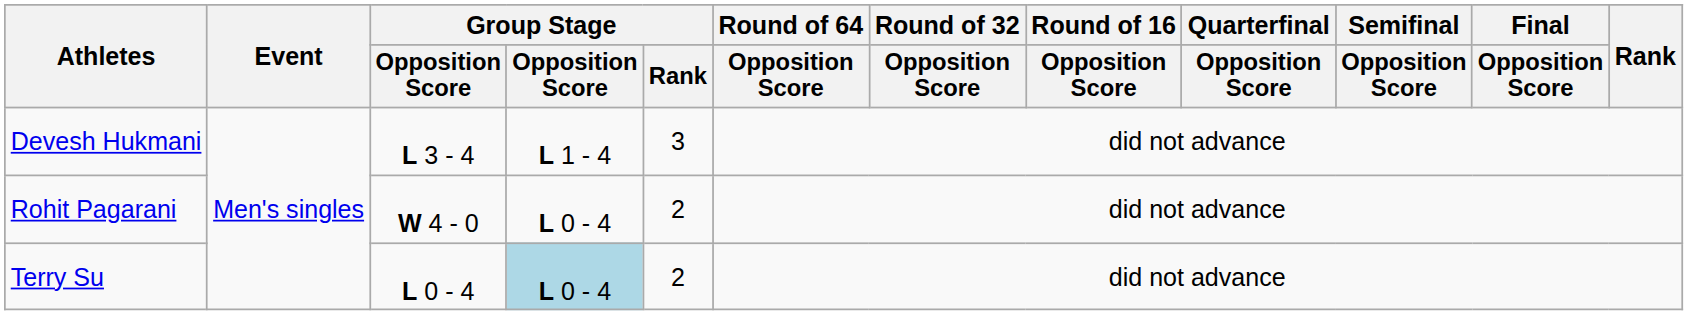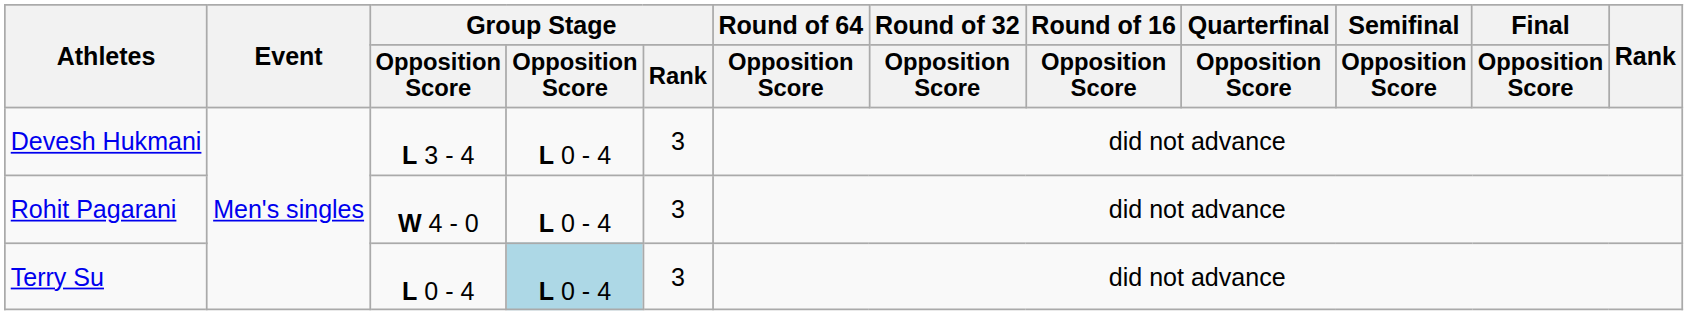(575, 156) L 1 - 4 -> (575, 156) L 0 - 4
(678, 209) 2 -> (678, 209) 3
(678, 277) 2 -> (678, 277) 3
